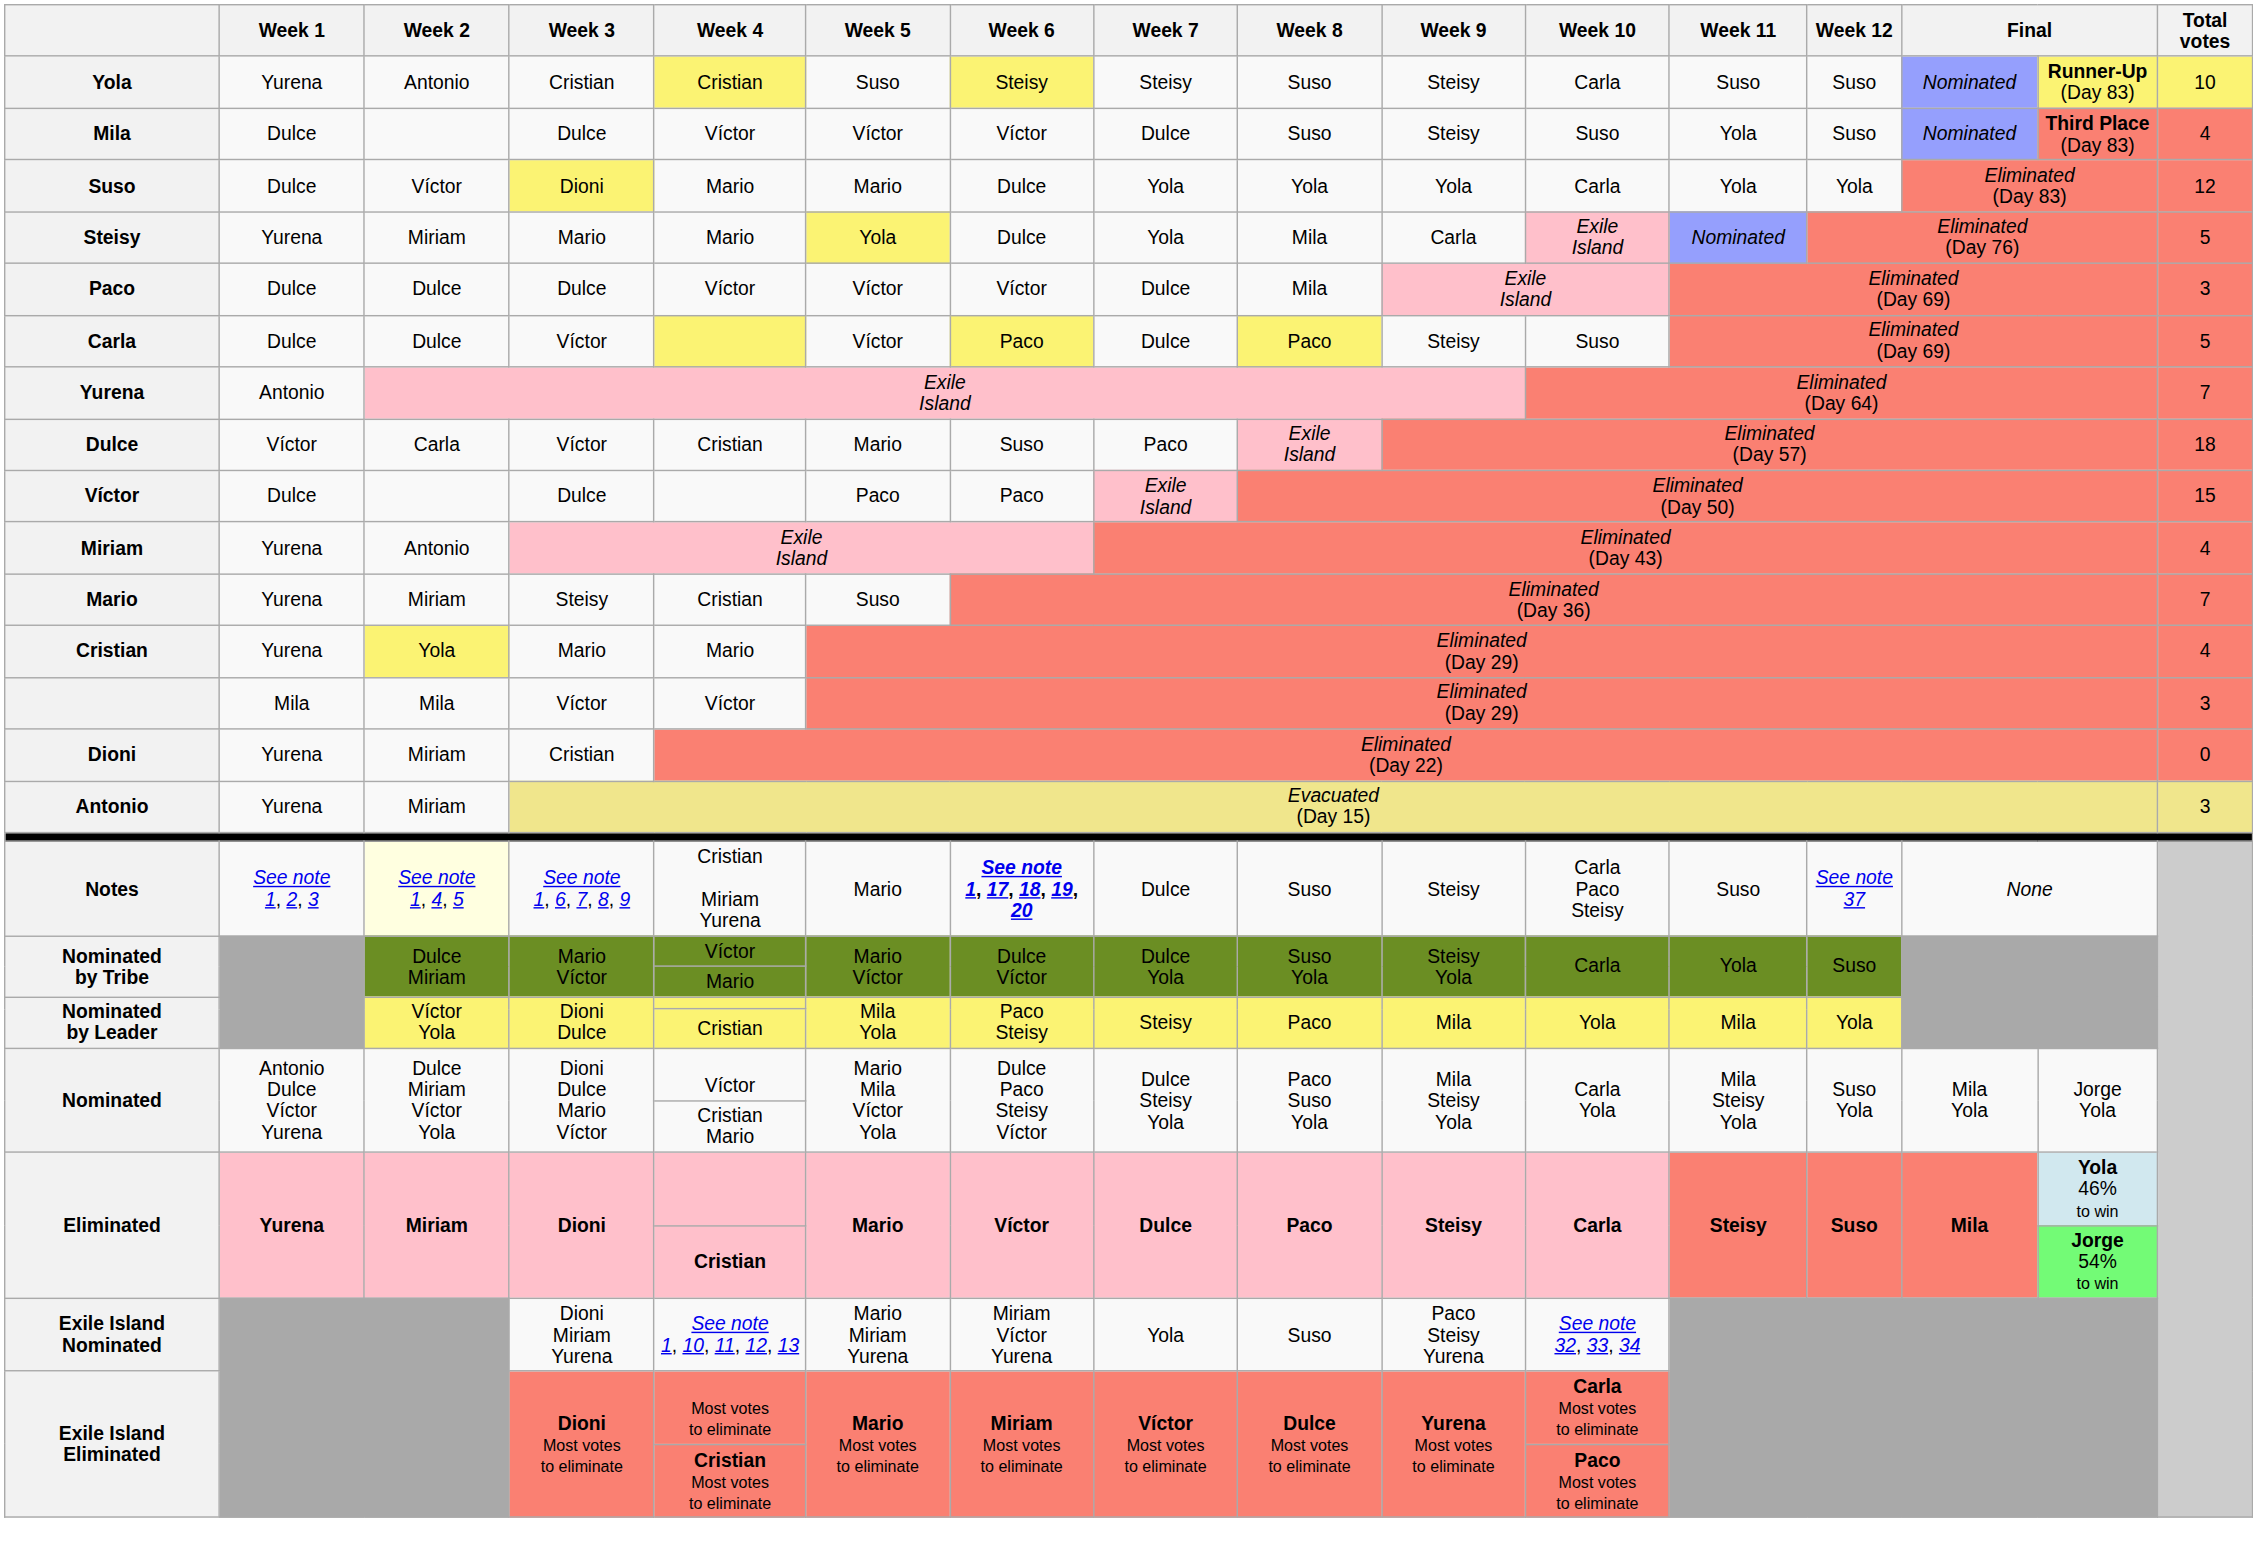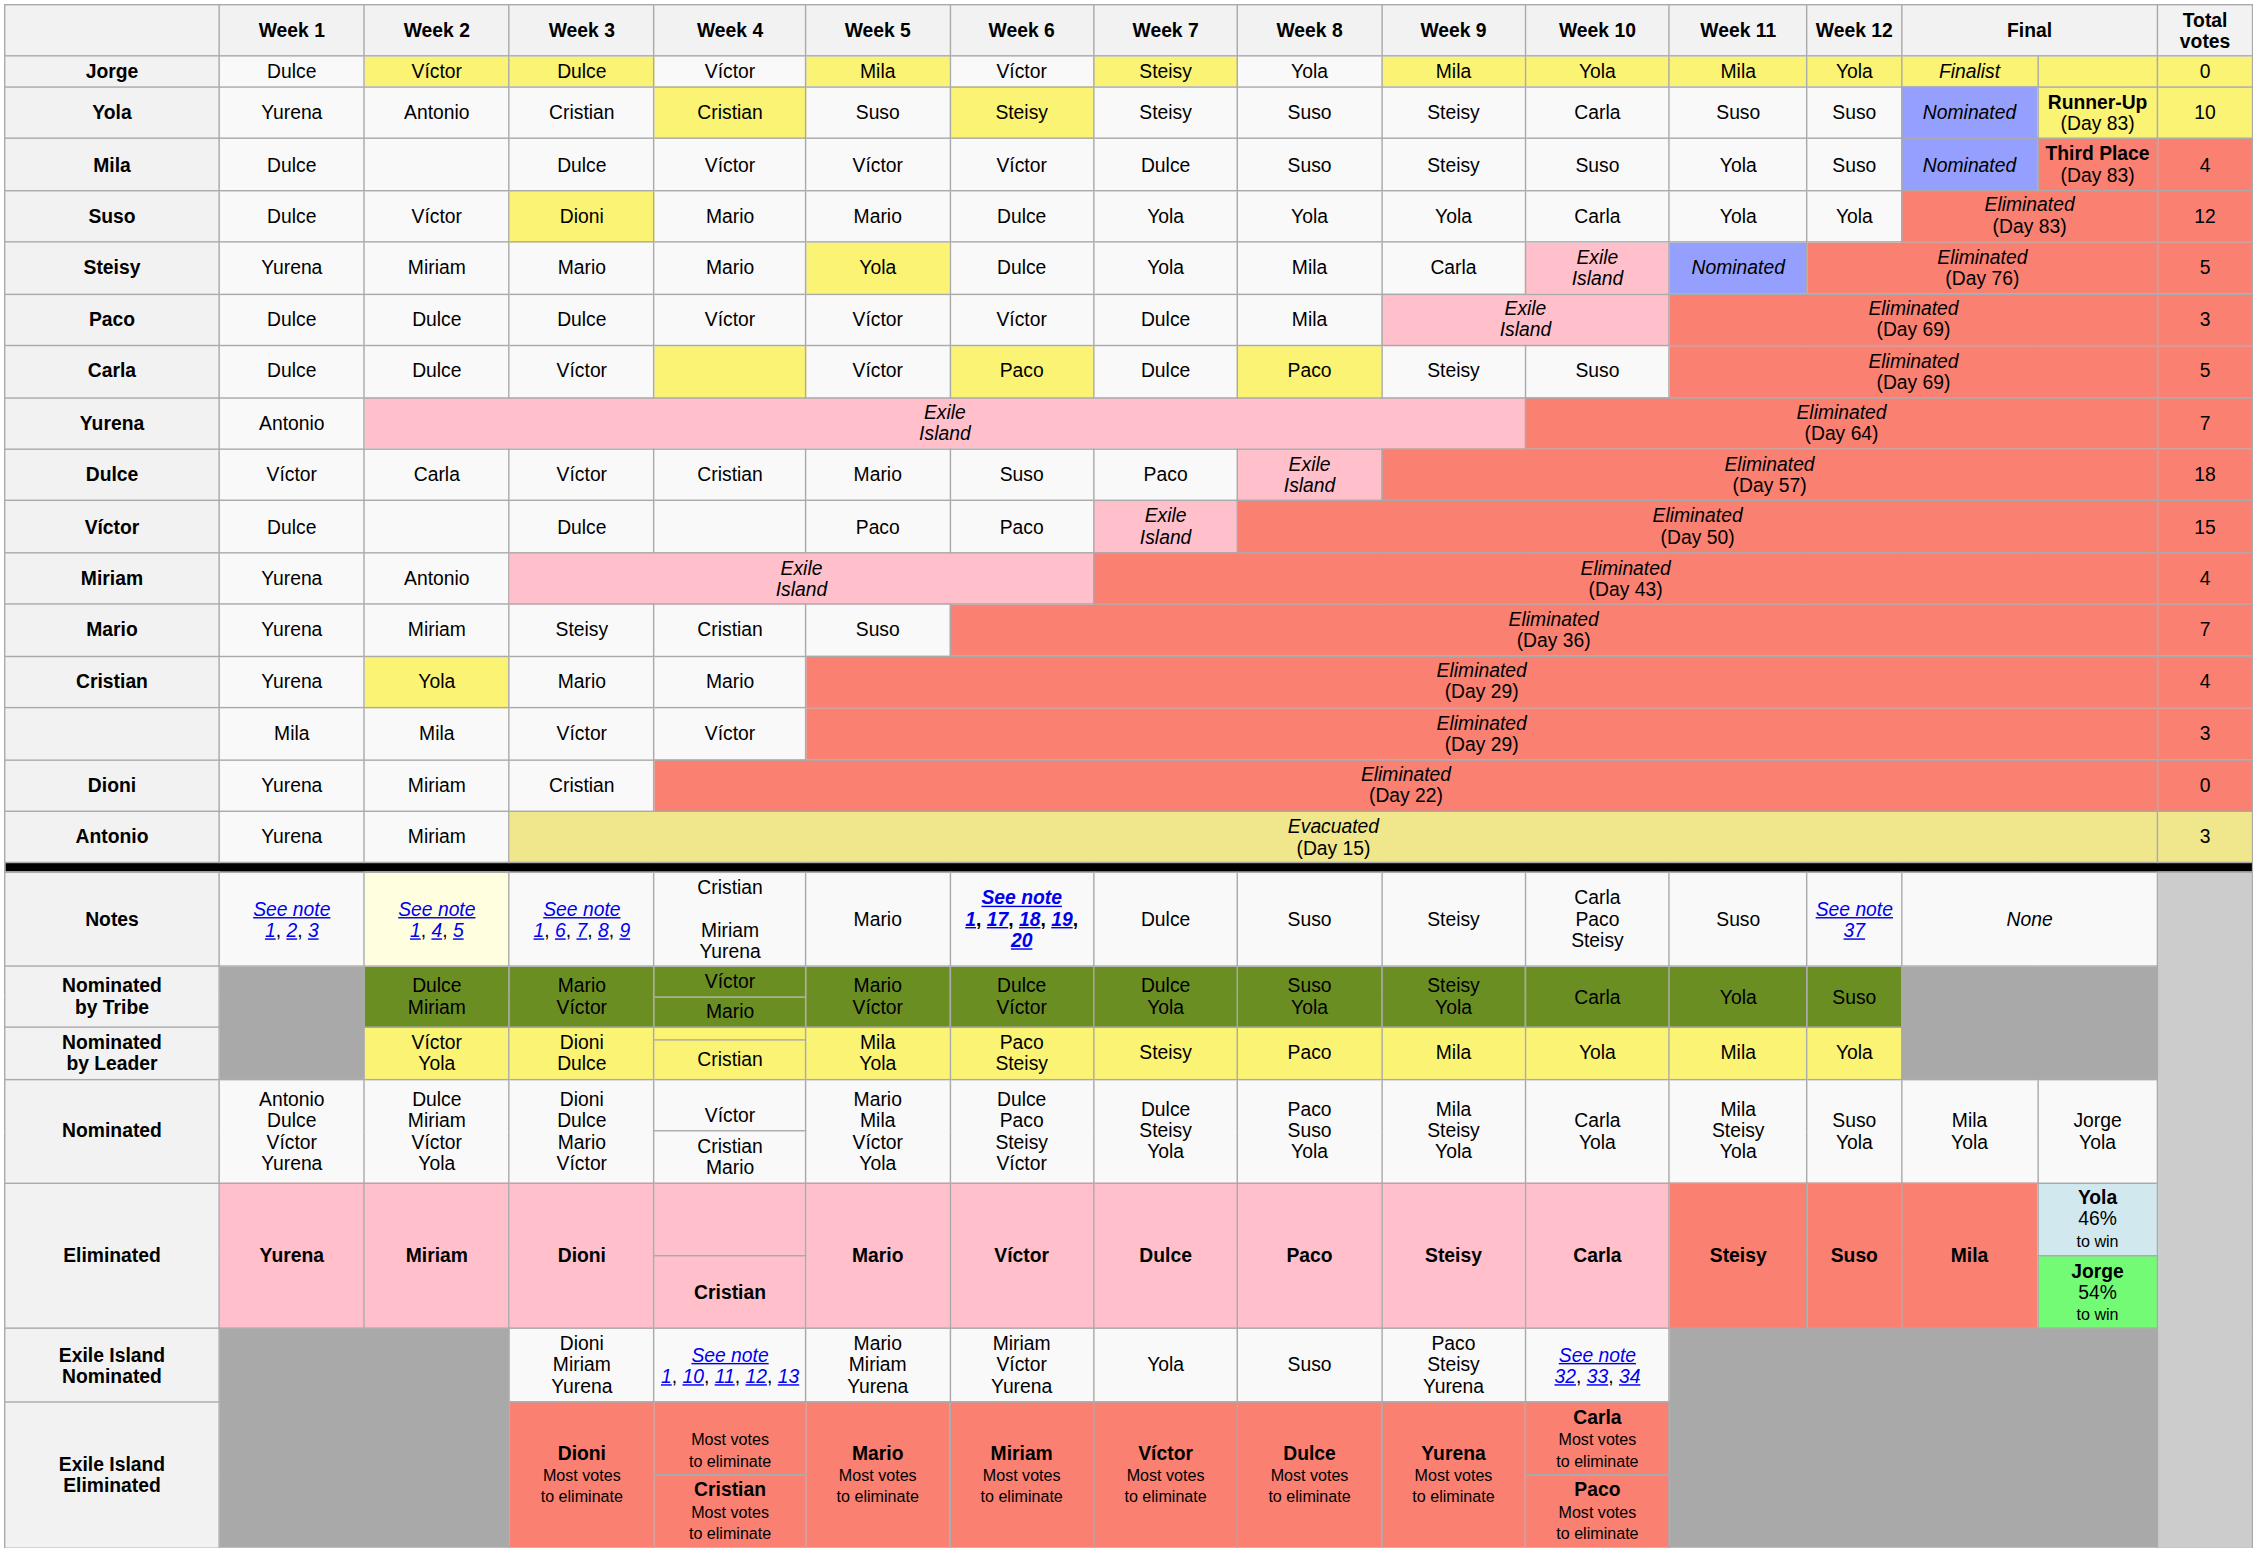+ row: (112, 71)
